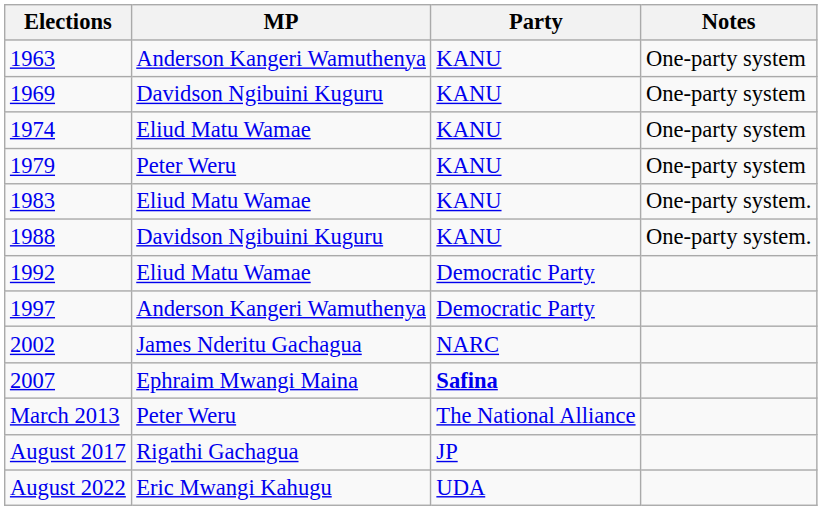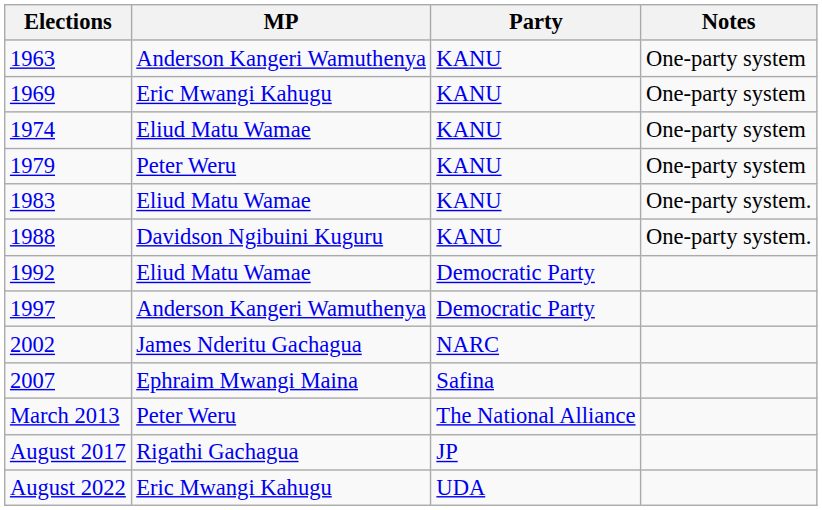(260, 93) Davidson Ngibuini Kuguru -> (234, 93) Eric Mwangi Kahugu
(467, 380) bold -> (465, 380) normal
